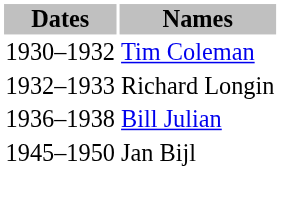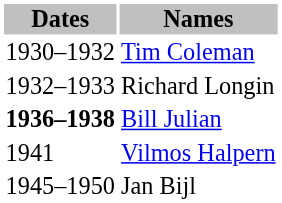(60, 119) normal -> (60, 119) bold
+ row: (198, 152)
